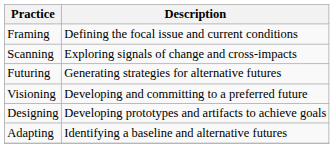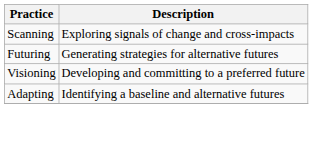- row: (28, 34)
- row: (33, 113)
